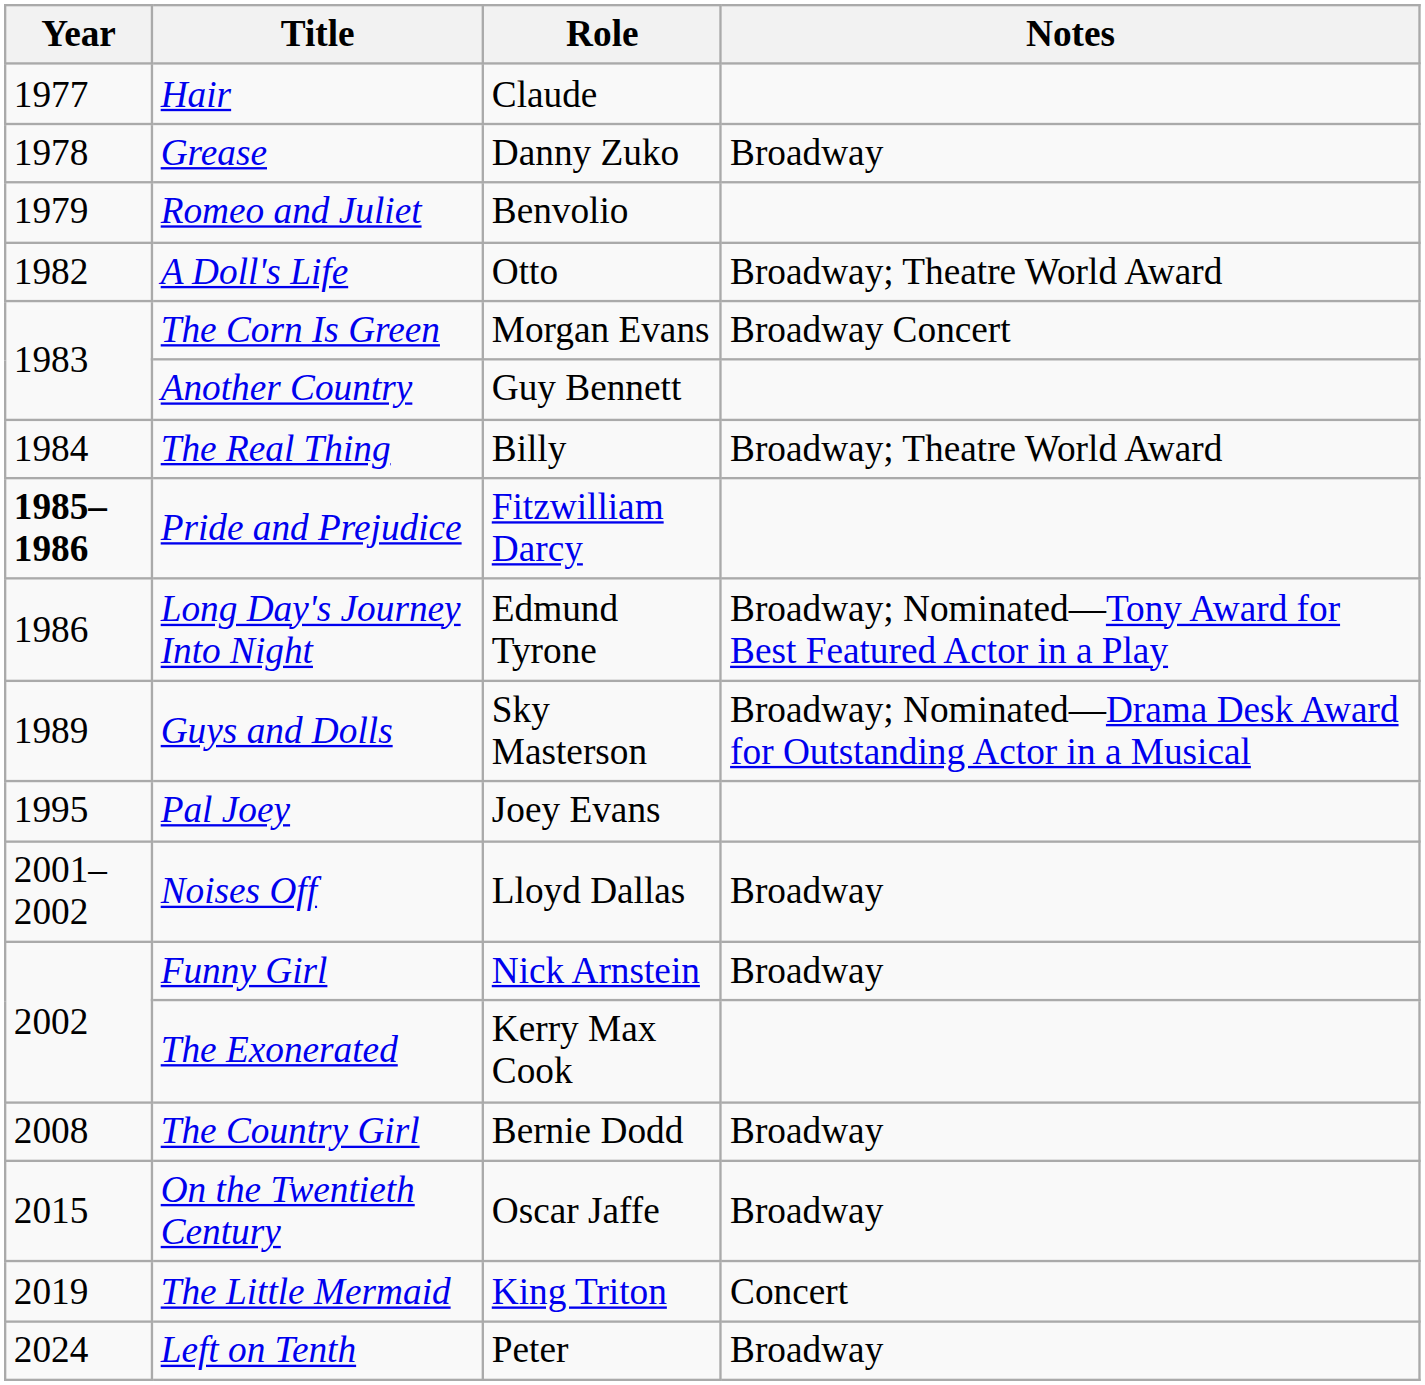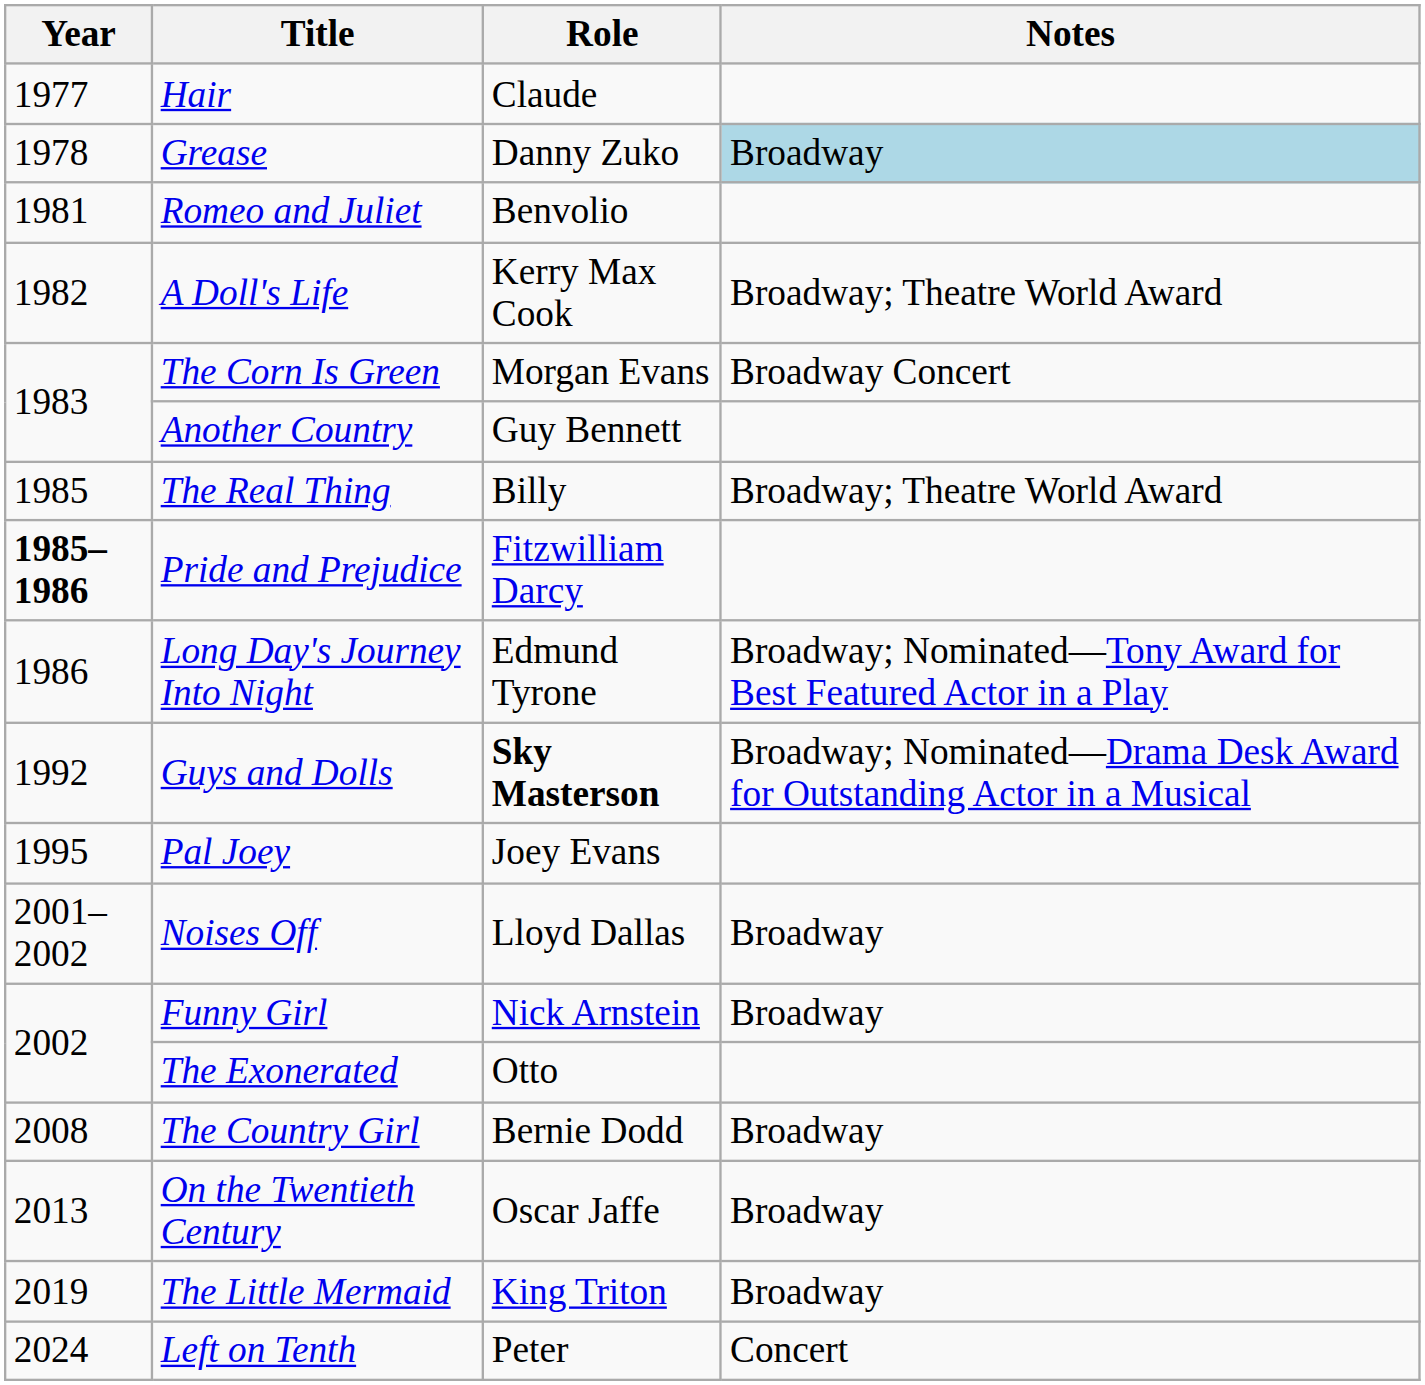(807, 152) no background -> (807, 152) lightblue background
(51, 211) 1979 -> (51, 211) 1981
(525, 270) Otto -> (574, 291) Kerry Max Cook
(51, 447) 1984 -> (51, 489) 1985
(51, 730) 1989 -> (51, 772) 1992
(569, 730) normal -> (576, 772) bold
(574, 1050) Kerry Max Cook -> (525, 1071) Otto
(51, 1210) 2015 -> (51, 1210) 2013
(789, 1290) Concert -> (807, 1290) Broadway
(807, 1349) Broadway -> (789, 1349) Concert
